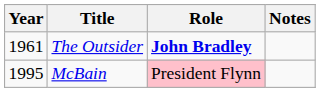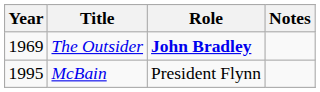(26, 45) 1961 -> (26, 45) 1969
(206, 73) pink background -> (206, 73) no background
